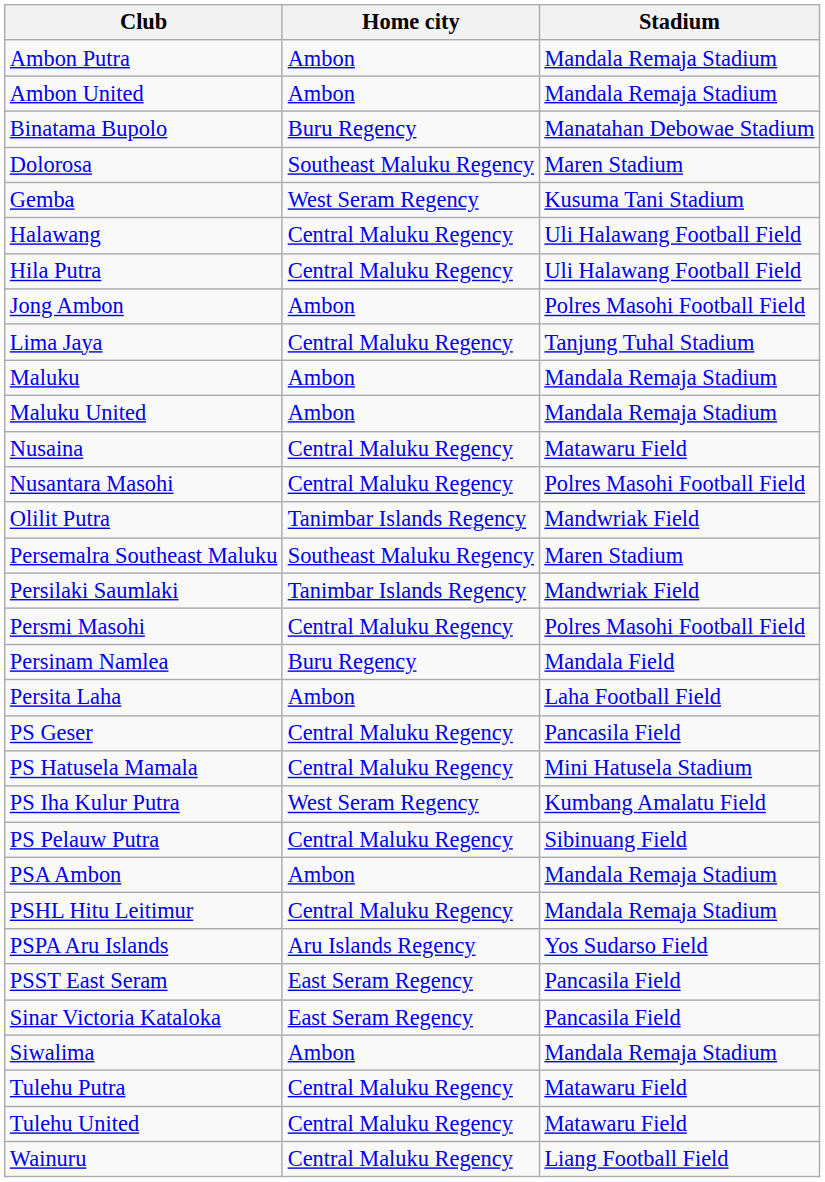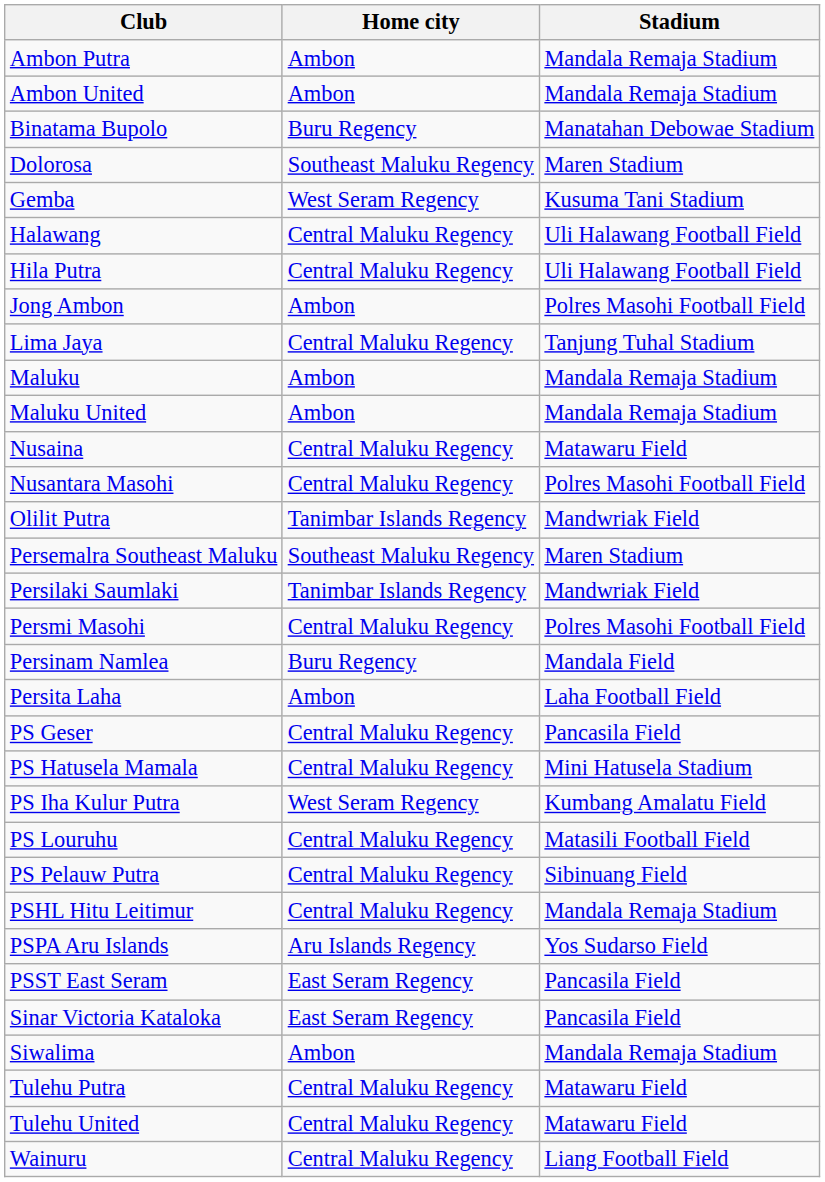+ row: (64, 839)
- row: (66, 874)
